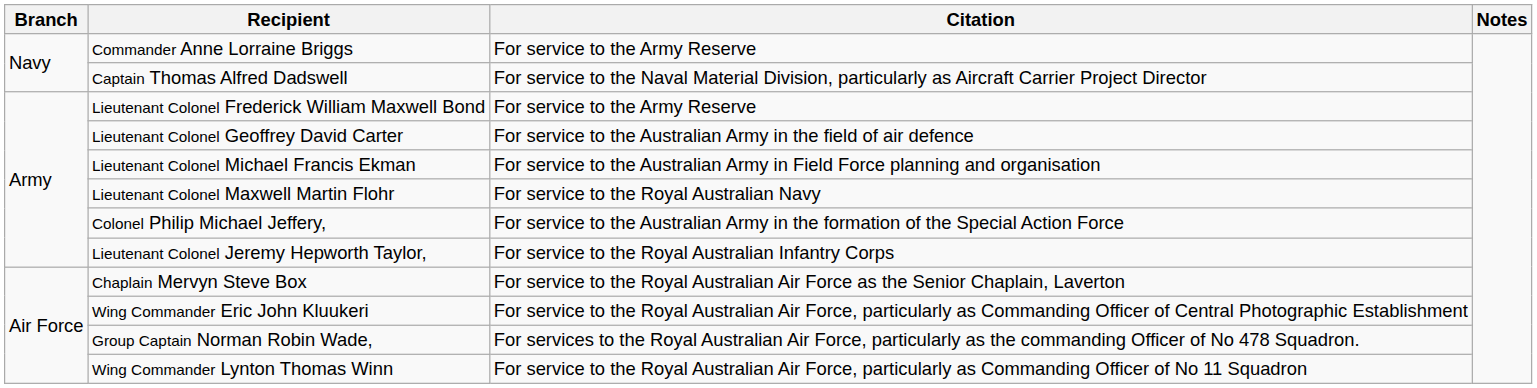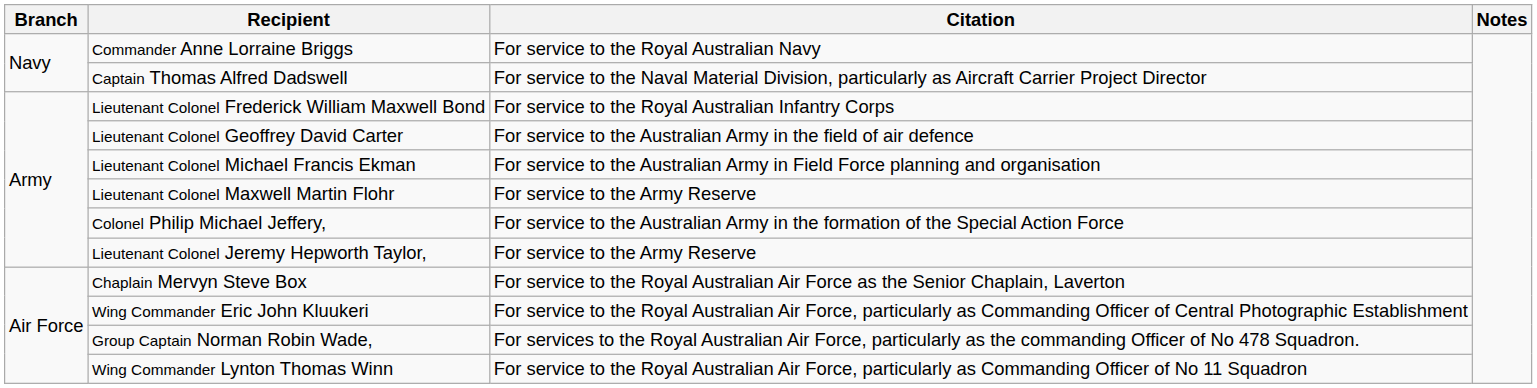(625, 48) For service to the Army Reserve -> (657, 48) For service to the Royal Australian Navy
(625, 107) For service to the Army Reserve -> (694, 107) For service to the Royal Australian Infantry Corps
(657, 194) For service to the Royal Australian Navy -> (625, 194) For service to the Army Reserve
(694, 252) For service to the Royal Australian Infantry Corps -> (625, 252) For service to the Army Reserve
